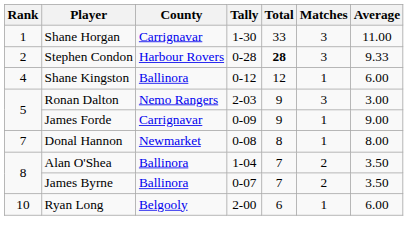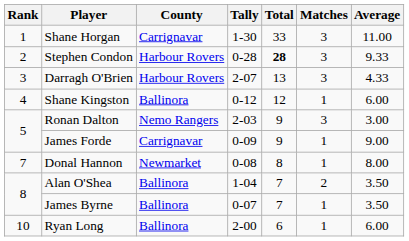+ row: (89, 78)
(324, 183) 2 -> (324, 204) 1
(163, 204) Belgooly -> (164, 225) Ballinora
